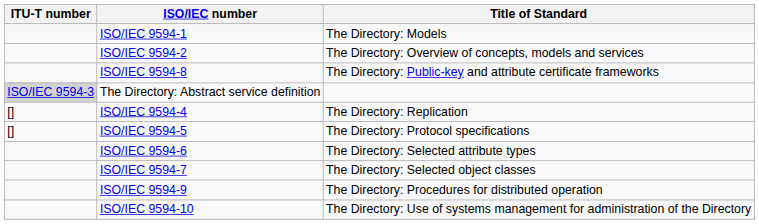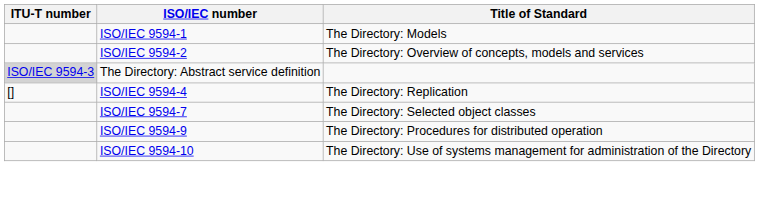- row: (143, 72)
- row: (143, 131)
- row: (143, 151)
